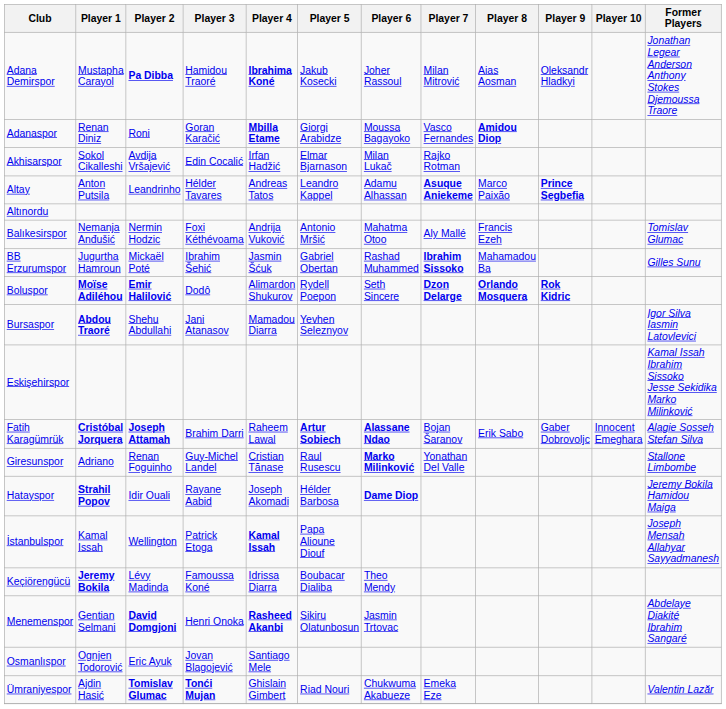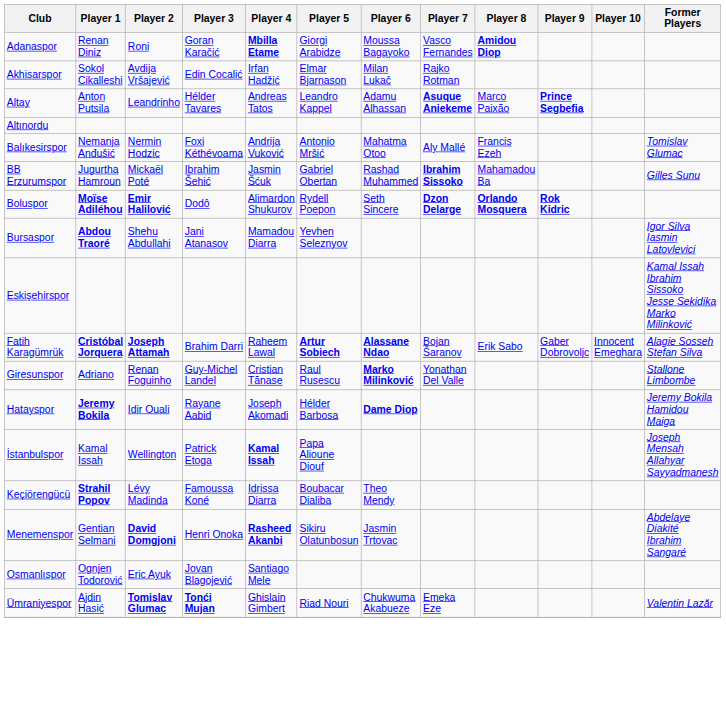- row: (31, 76)
(94, 496) Strahil Popov -> (96, 409) Jeremy Bokila
(96, 581) Jeremy Bokila -> (94, 495) Strahil Popov
